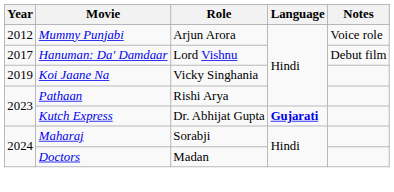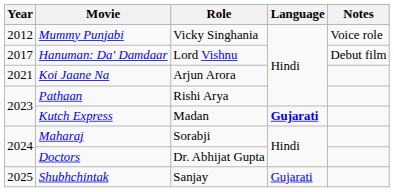(204, 34) Arjun Arora -> (216, 34) Vicky Singhania
(20, 75) 2019 -> (20, 75) 2021
(216, 75) Vicky Singhania -> (204, 75) Arjun Arora
(219, 116) Dr. Abhijat Gupta -> (191, 116) Madan
(191, 156) Madan -> (219, 156) Dr. Abhijat Gupta
+ row: (74, 177)
